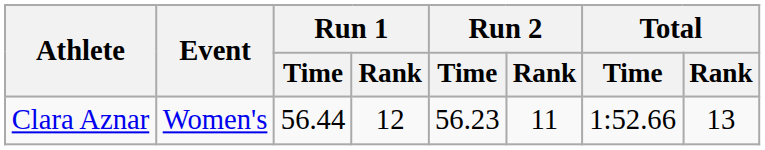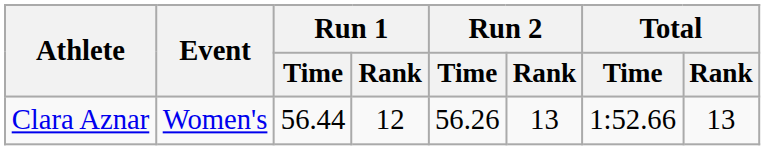(467, 120) 56.23 -> (467, 120) 56.26
(544, 120) 11 -> (544, 120) 13
